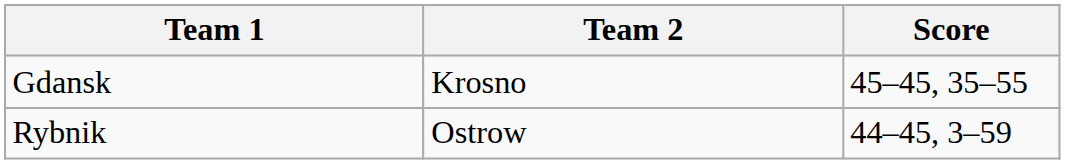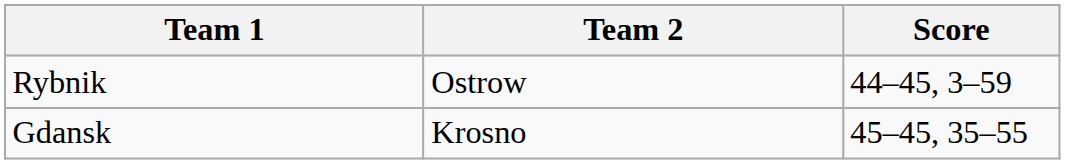rows swapped: (59, 132) <-> (62, 81)
